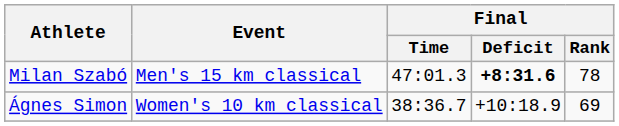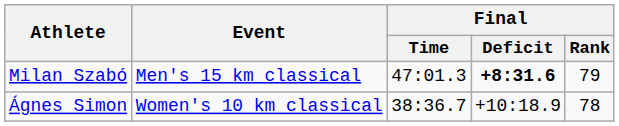(590, 76) 78 -> (590, 76) 79
(590, 106) 69 -> (590, 106) 78
